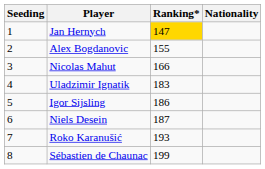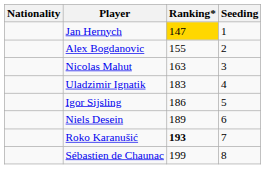columns swapped: (231, 13) <-> (26, 13)
(161, 66) 166 -> (177, 66) 163
(161, 119) 187 -> (177, 119) 189
(161, 137) normal -> (177, 137) bold
